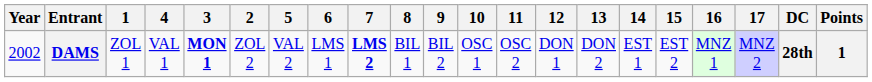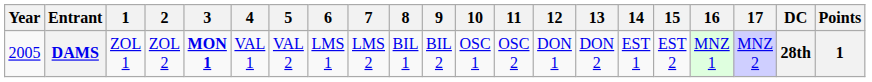columns swapped: (250, 17) <-> (164, 17)
(24, 53) 2002 -> (24, 53) 2005
(369, 53) bold -> (369, 53) normal
